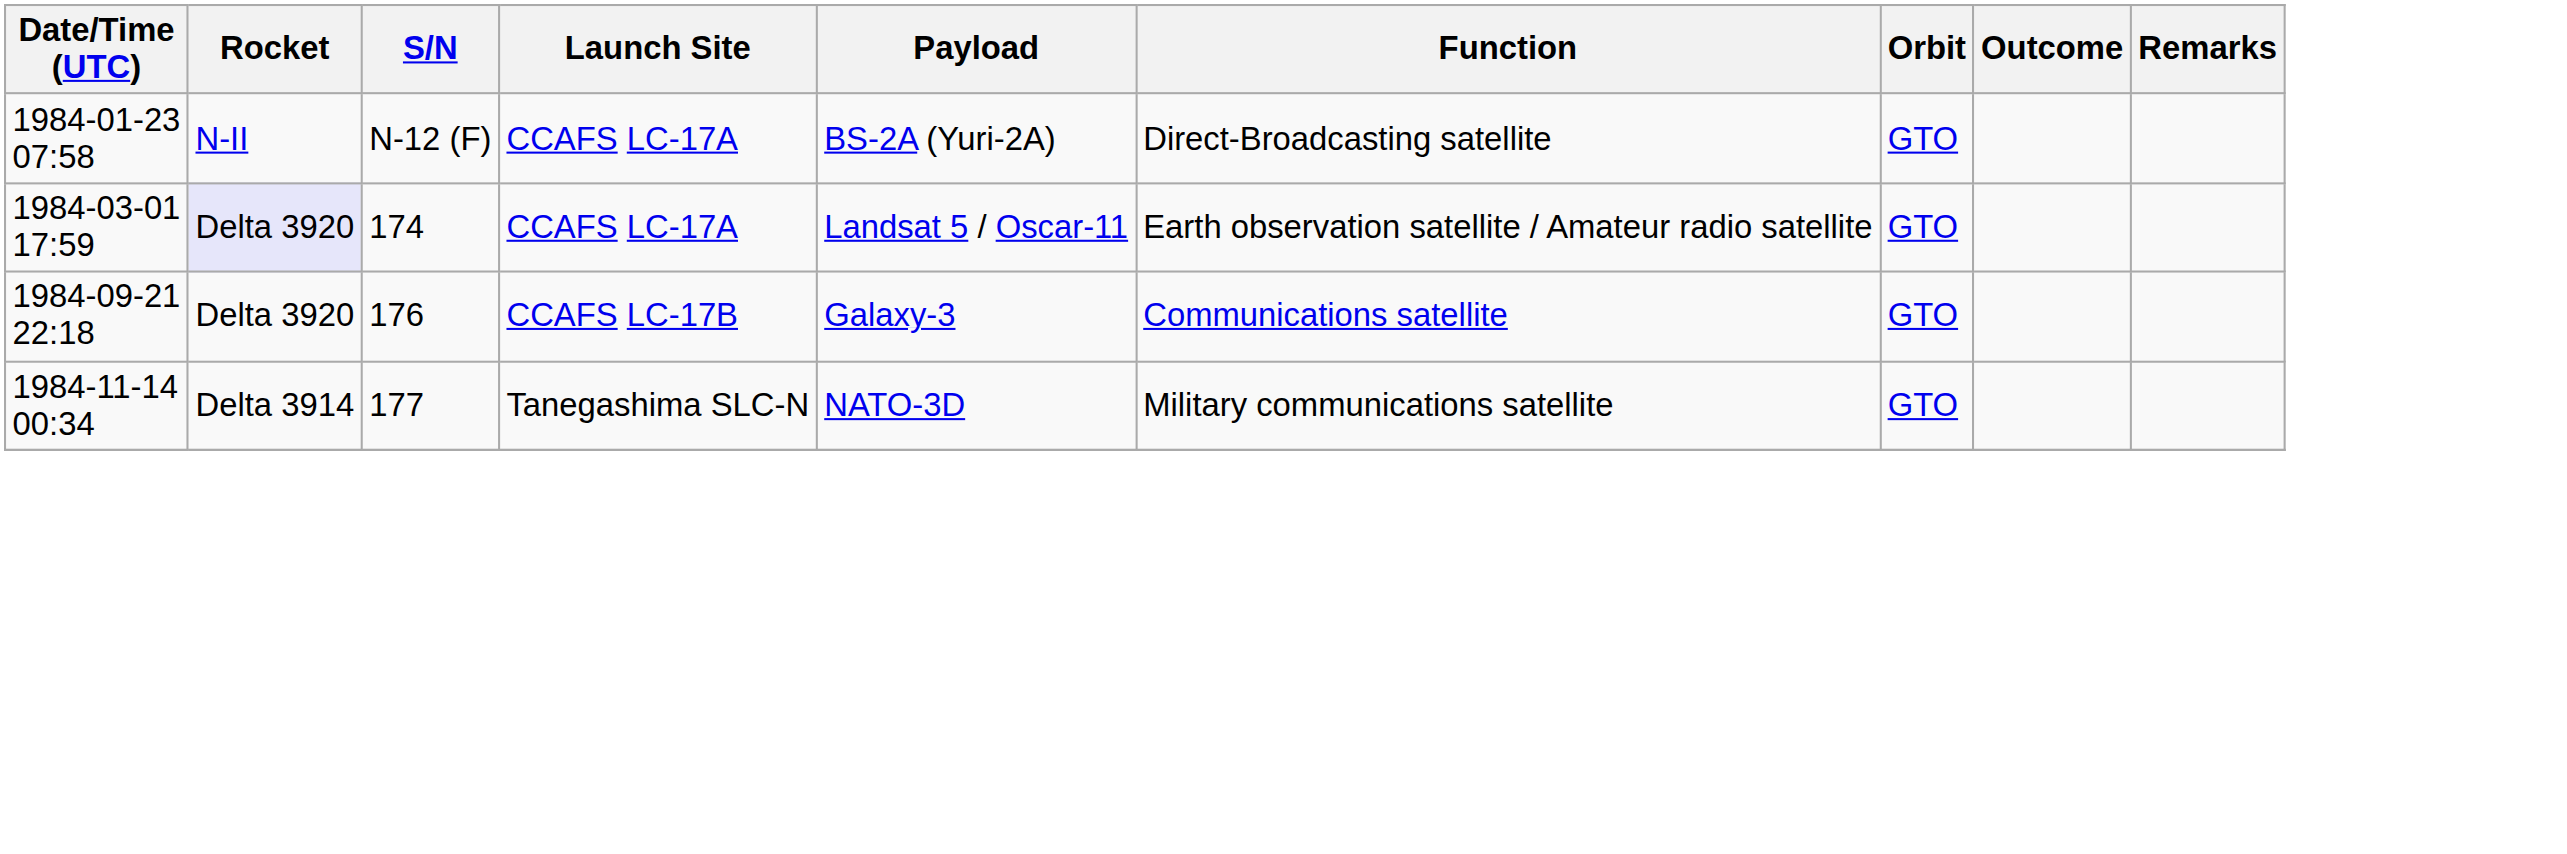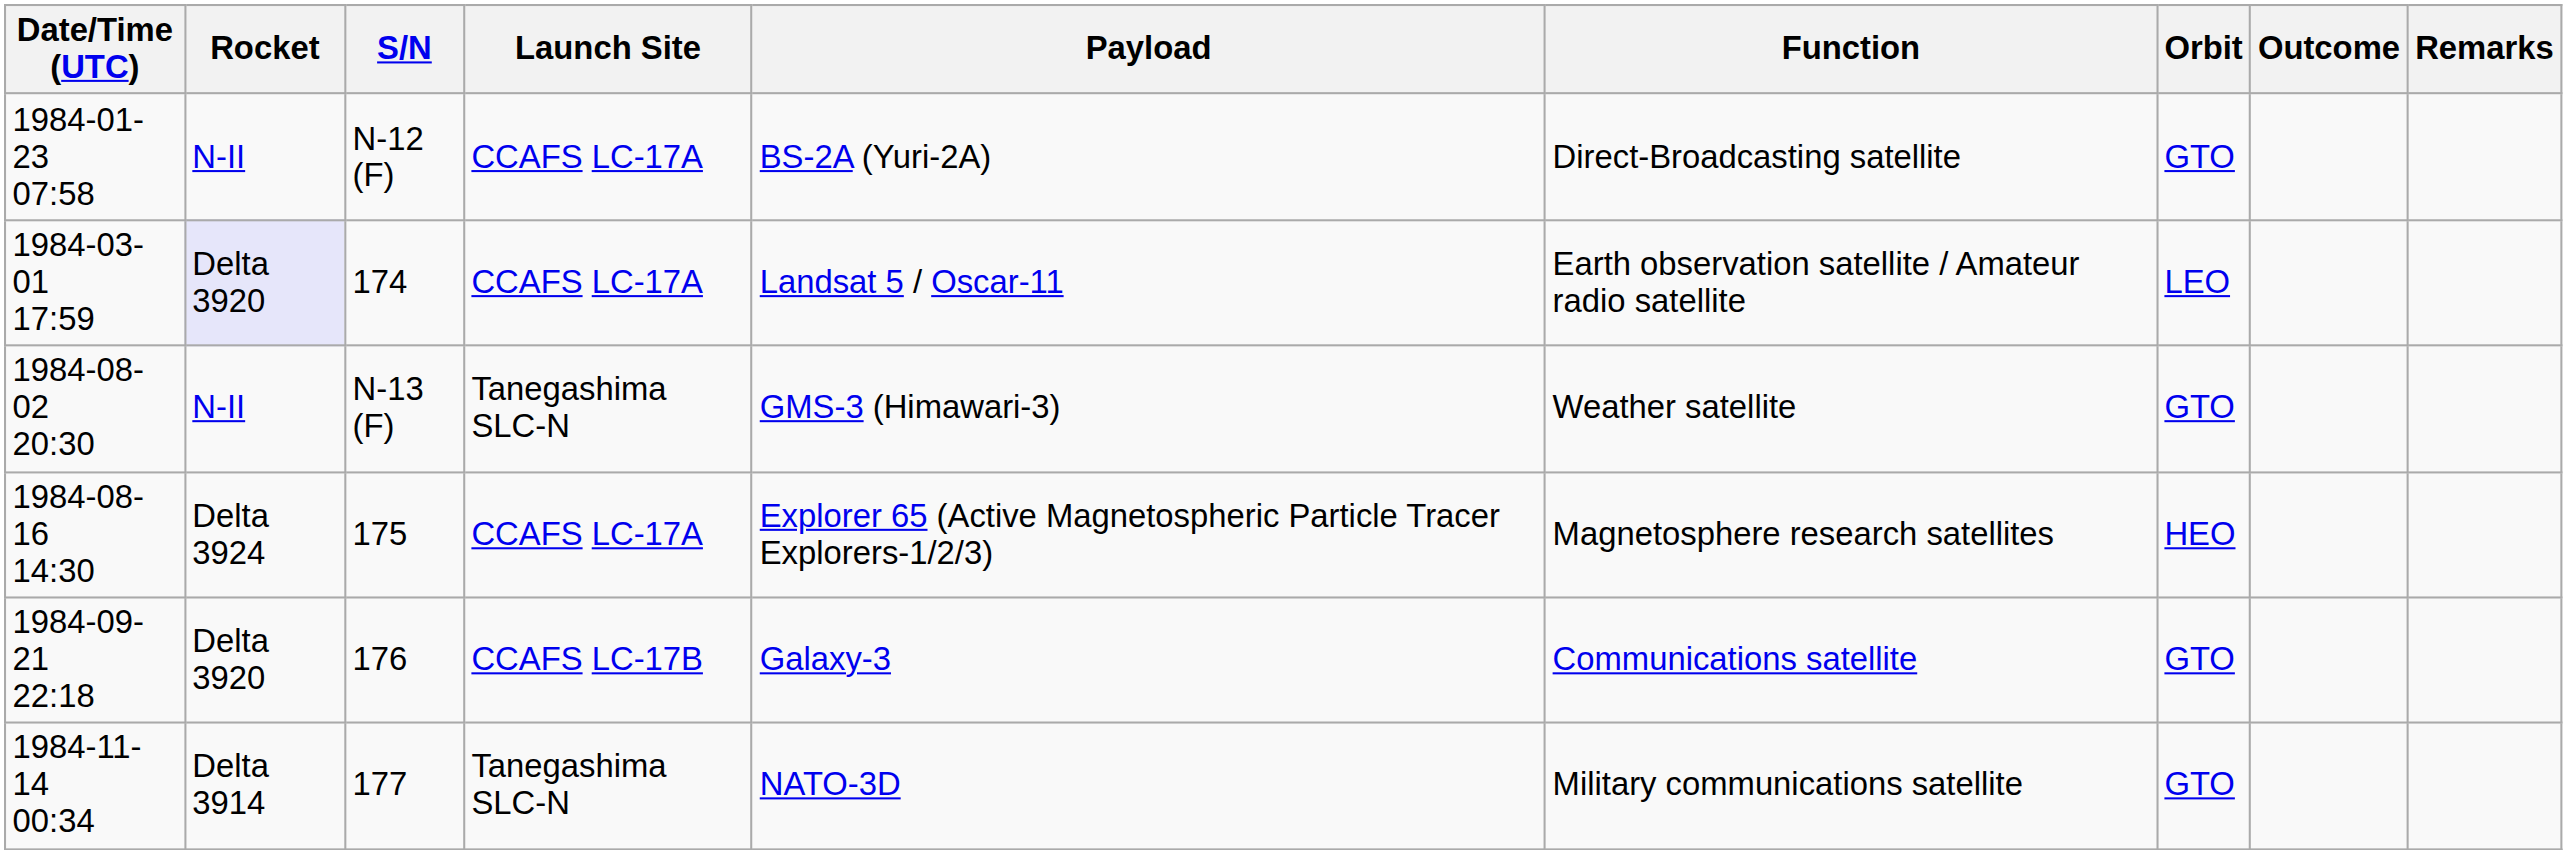(1923, 226) GTO -> (2197, 282) LEO
+ row: (78, 407)
+ row: (78, 533)
